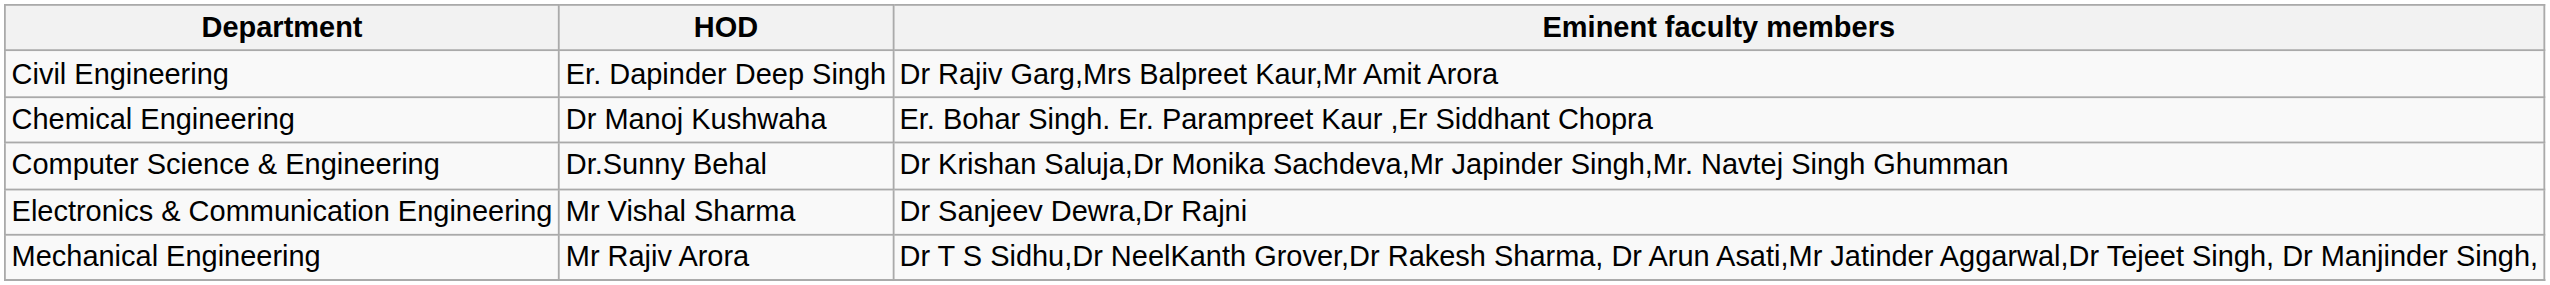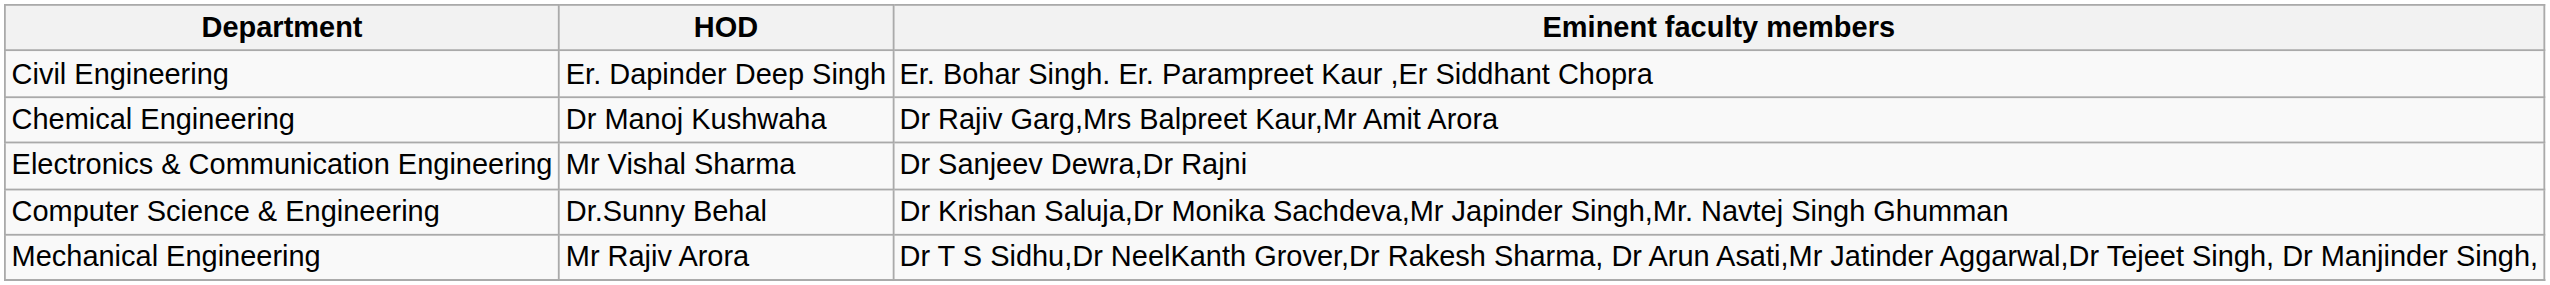(1199, 73) Dr Rajiv Garg,Mrs Balpreet Kaur,Mr Amit Arora -> (1276, 73) Er. Bohar Singh. Er. Parampreet Kaur ,Er Siddhant Chopra
(1276, 119) Er. Bohar Singh. Er. Parampreet Kaur ,Er Siddhant Chopra -> (1199, 119) Dr Rajiv Garg,Mrs Balpreet Kaur,Mr Amit Arora
rows swapped: (226, 165) <-> (282, 211)
